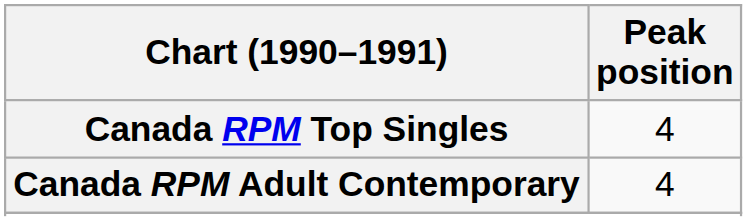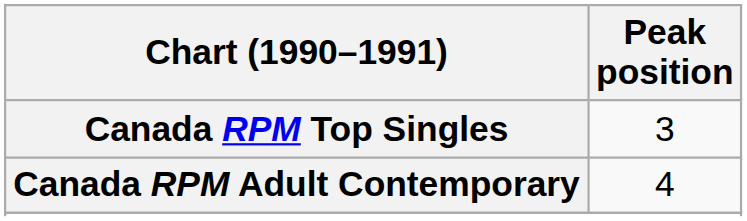(665, 128) 4 -> (665, 128) 3
